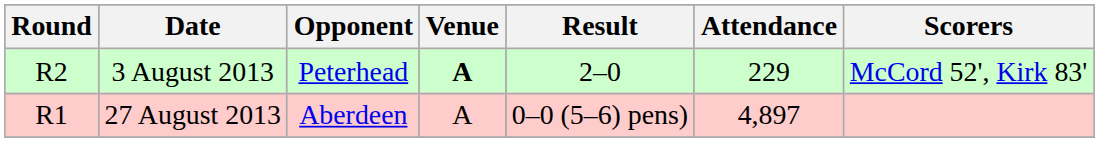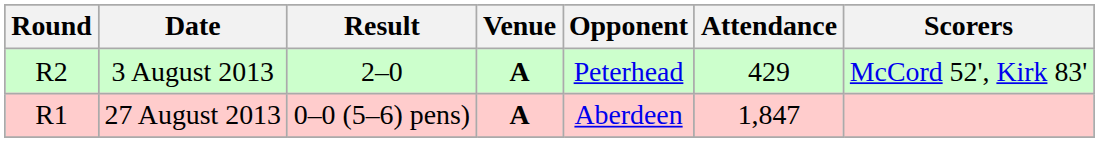columns swapped: (353, 26) <-> (600, 26)
(769, 70) 229 -> (769, 70) 429
(462, 114) normal -> (520, 114) bold
(769, 114) 4,897 -> (769, 114) 1,847
